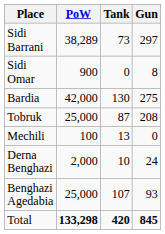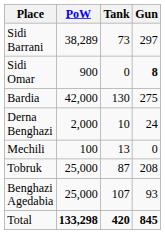(155, 72) normal -> (155, 72) bold
rows swapped: (25, 117) <-> (30, 161)
